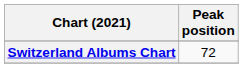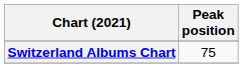(208, 52) 72 -> (208, 52) 75
